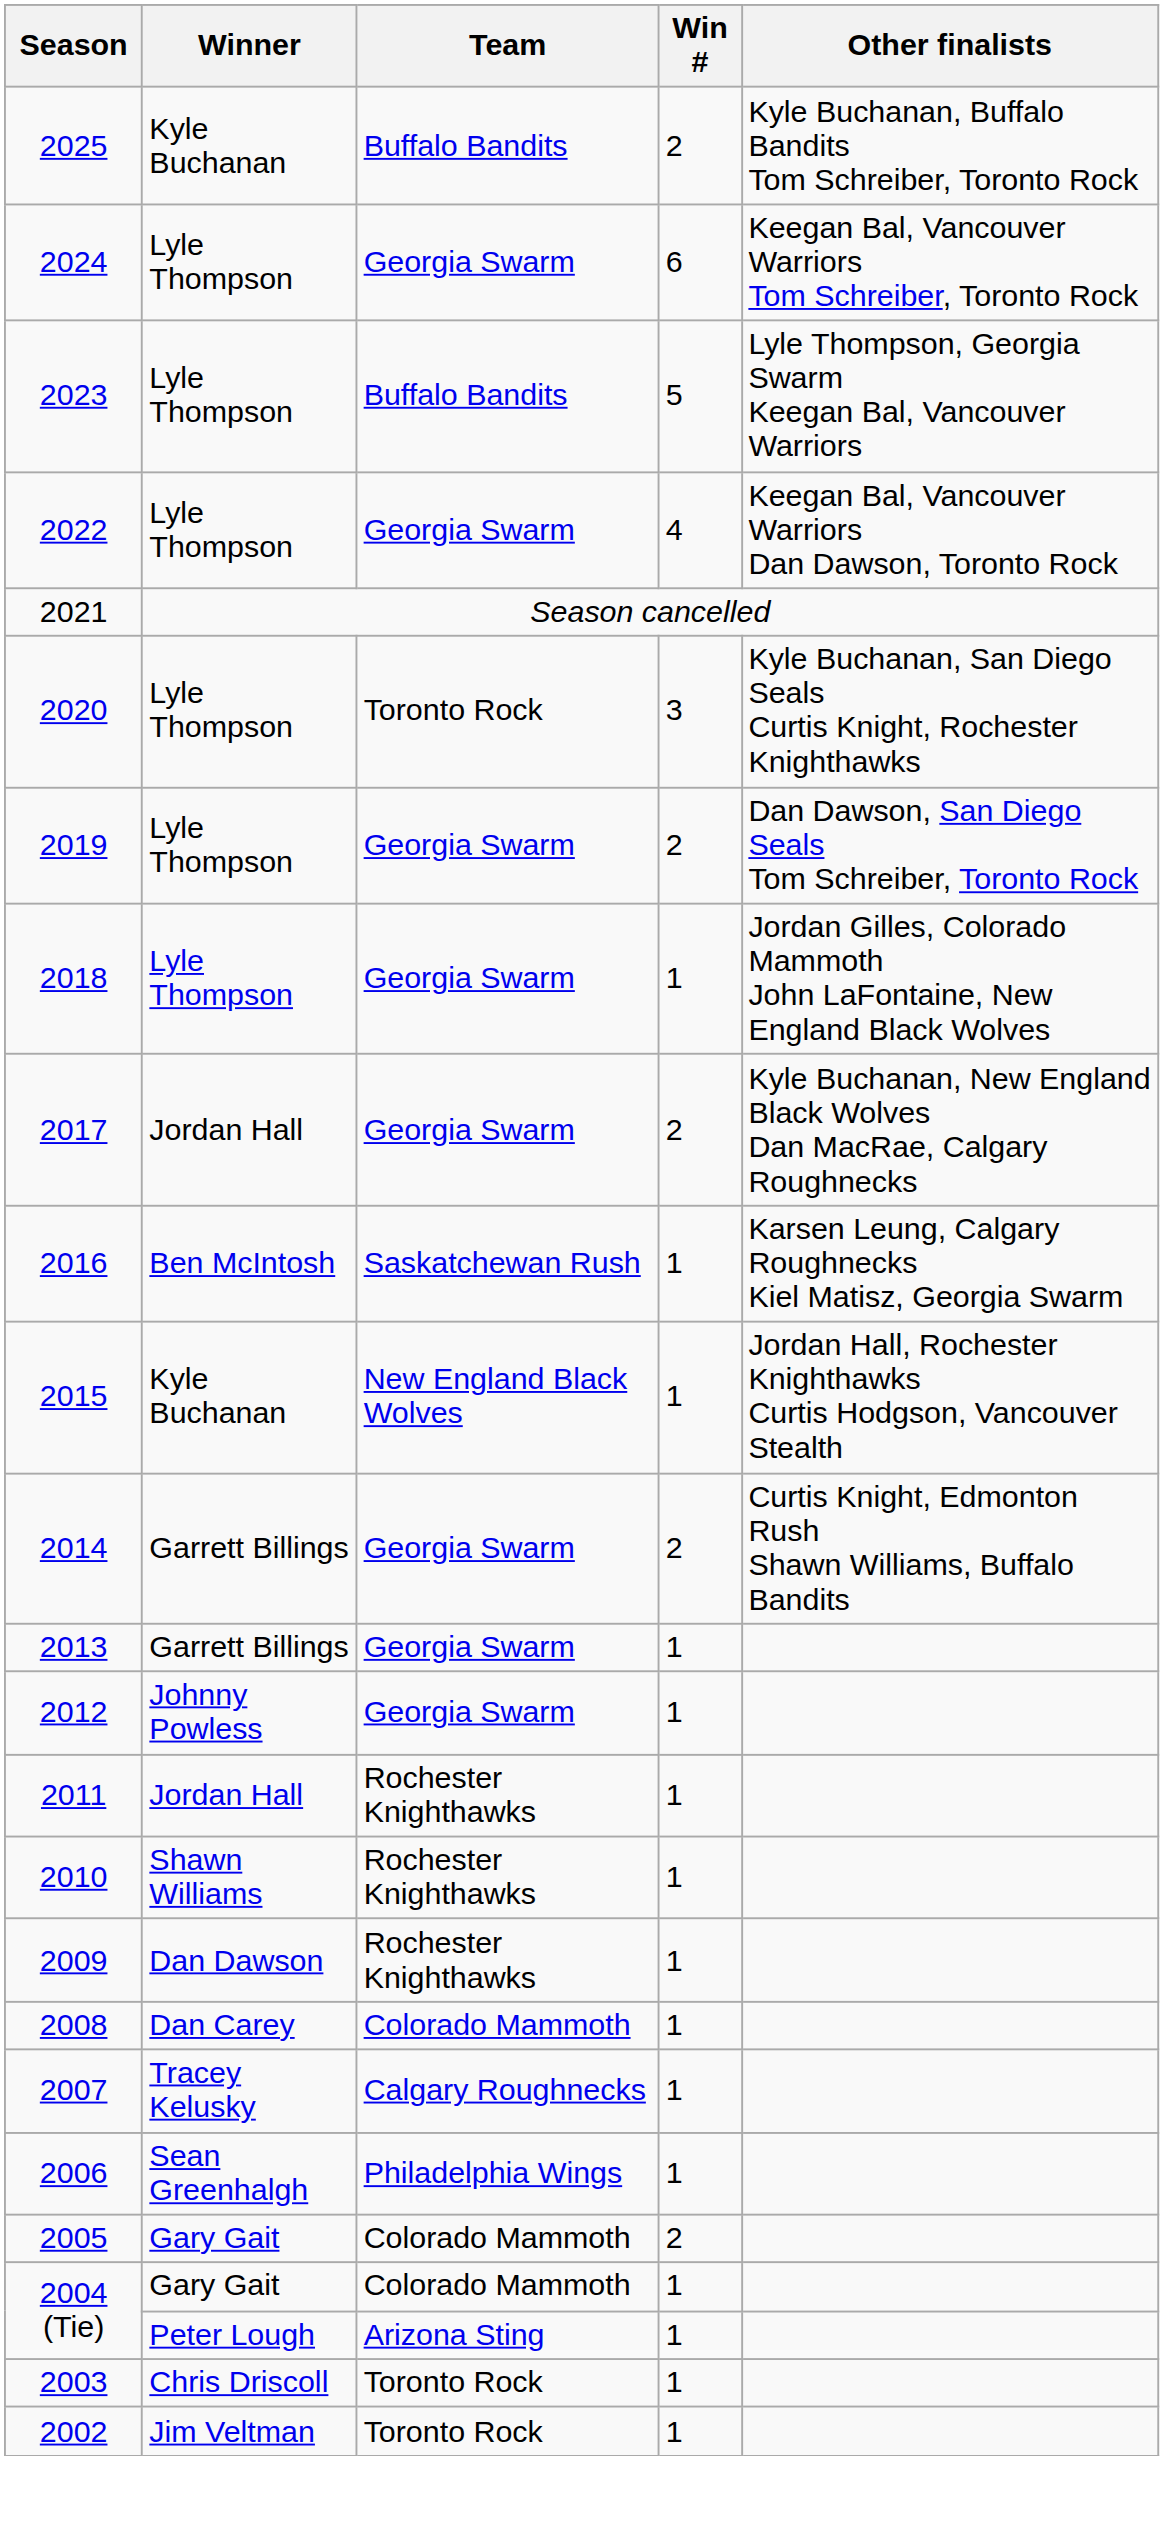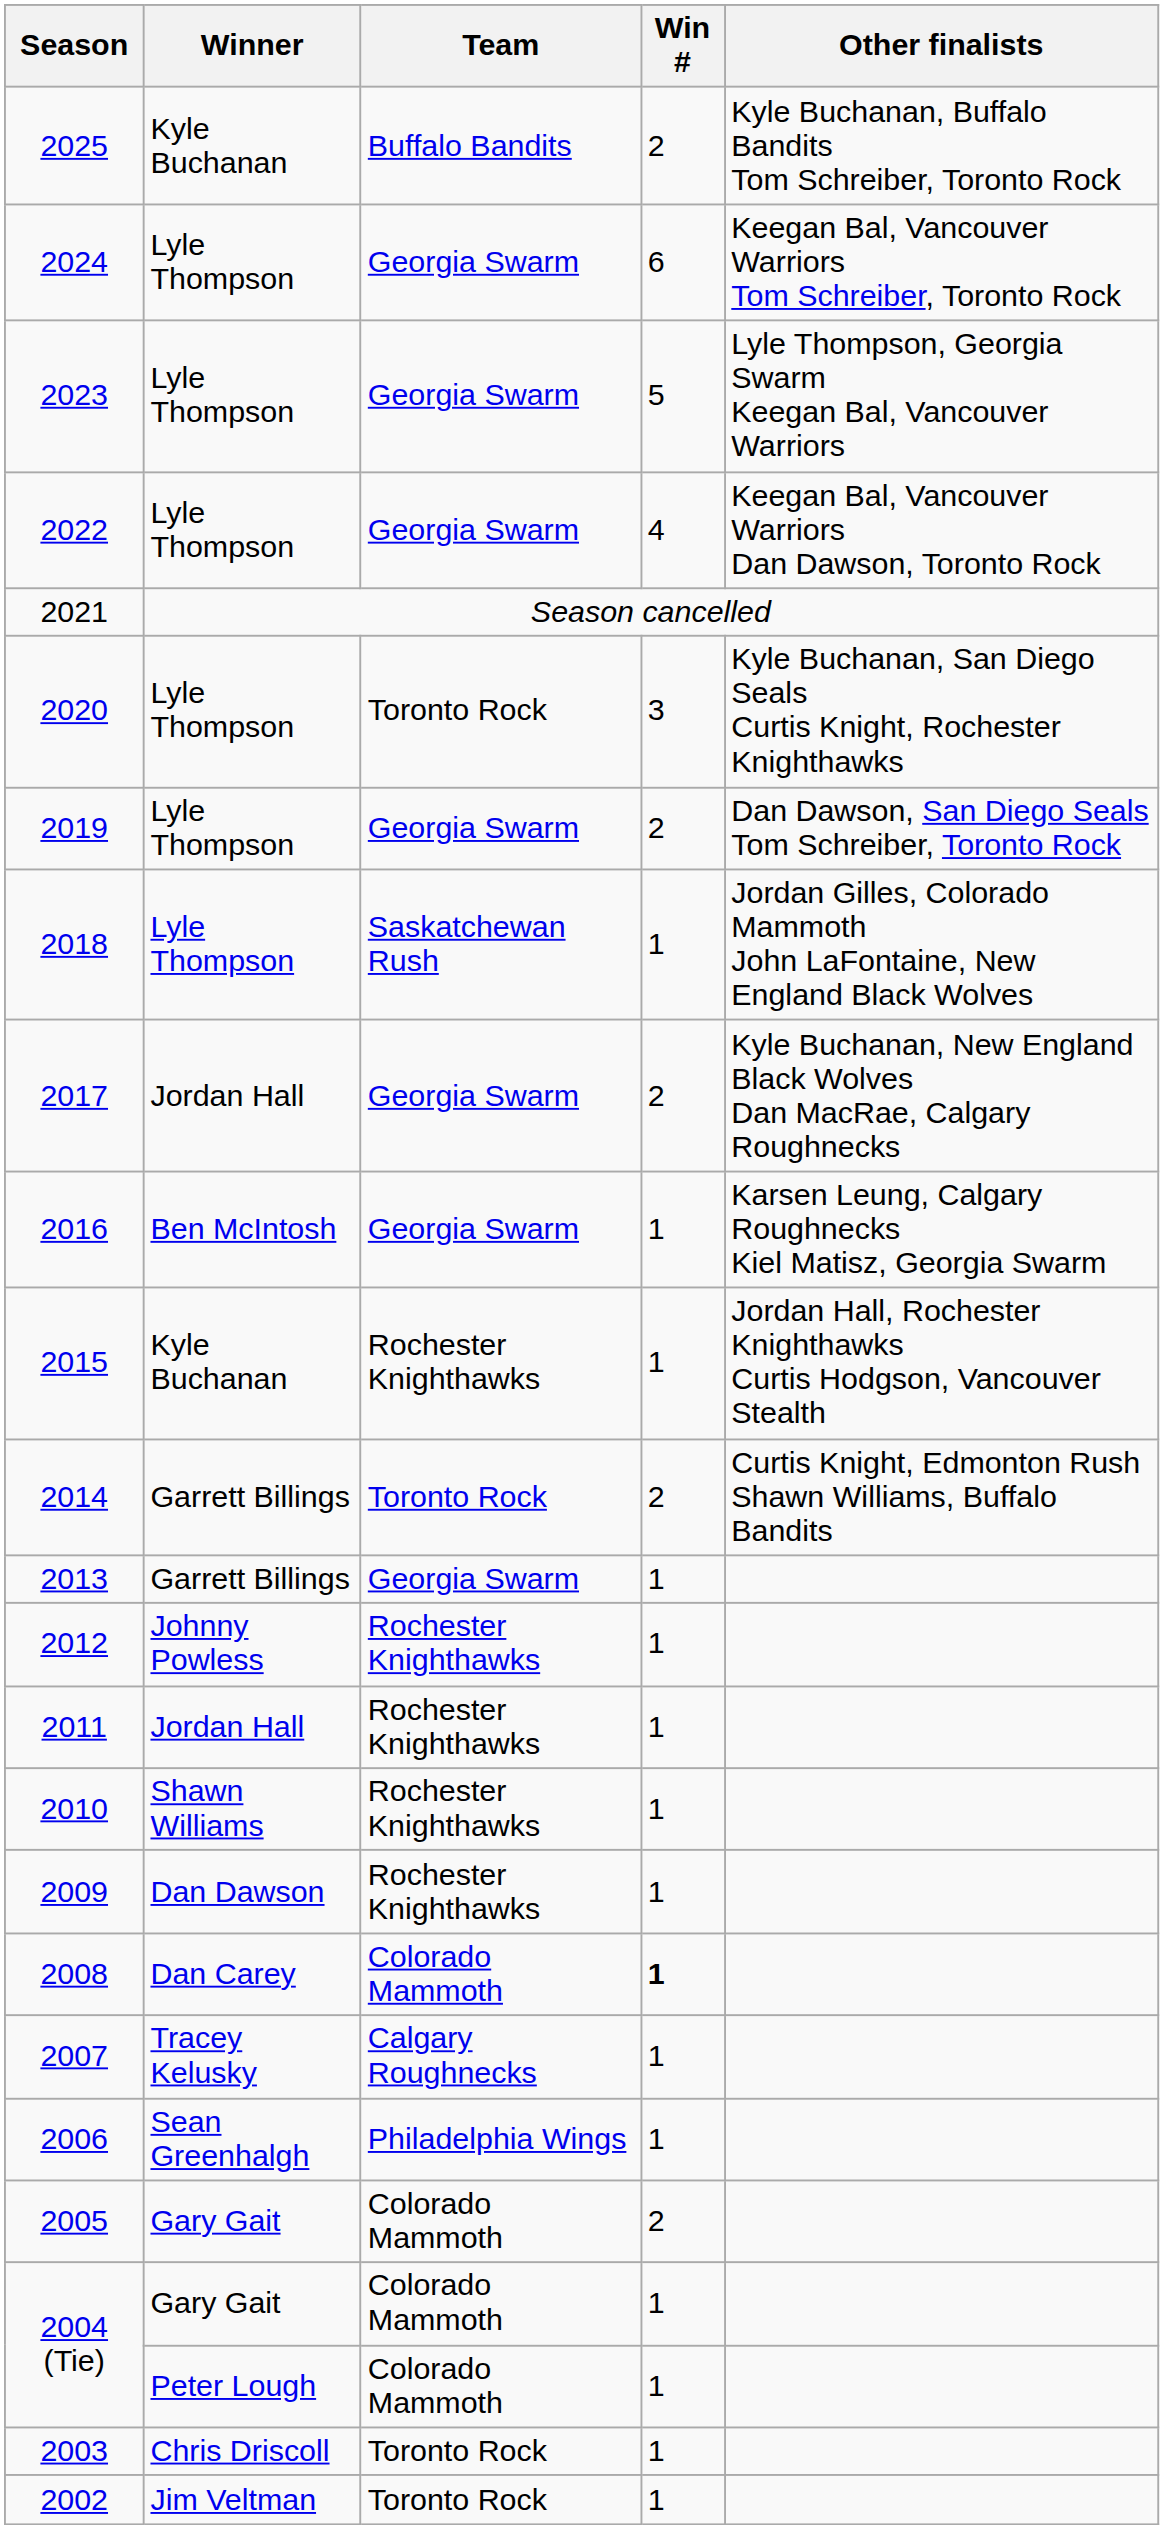(466, 395) Buffalo Bandits -> (473, 395) Georgia Swarm
(469, 978) Georgia Swarm -> (467, 944) Saskatchewan Rush
(502, 1263) Saskatchewan Rush -> (473, 1228) Georgia Swarm
(495, 1396) New England Black Wolves -> (454, 1362) Rochester Knighthawks
(469, 1547) Georgia Swarm -> (457, 1496) Toronto Rock
(469, 1712) Georgia Swarm -> (454, 1644) Rochester Knighthawks
(674, 2025) normal -> (656, 1973) bold
(454, 2334) Arizona Sting -> (435, 2385) Colorado Mammoth
